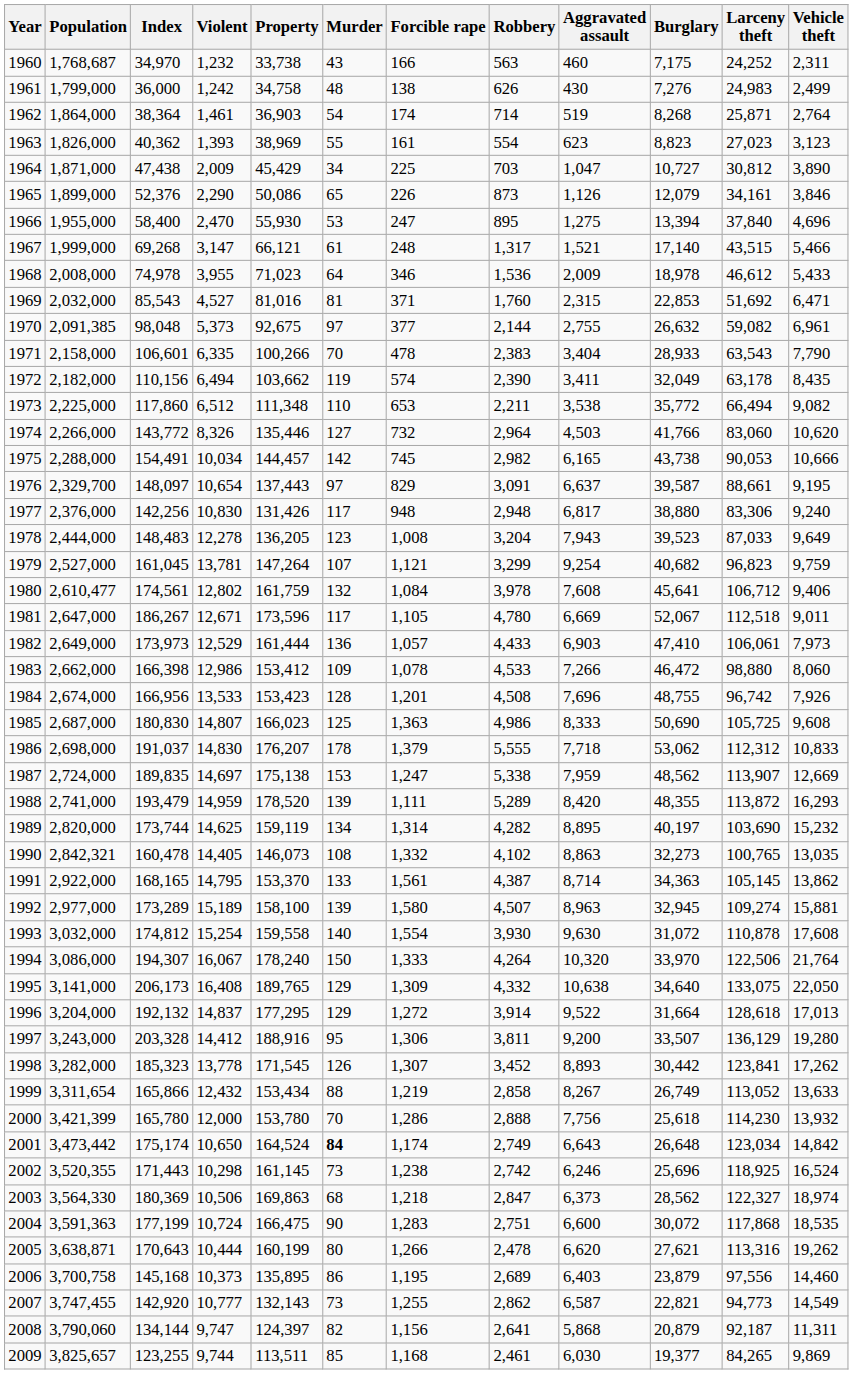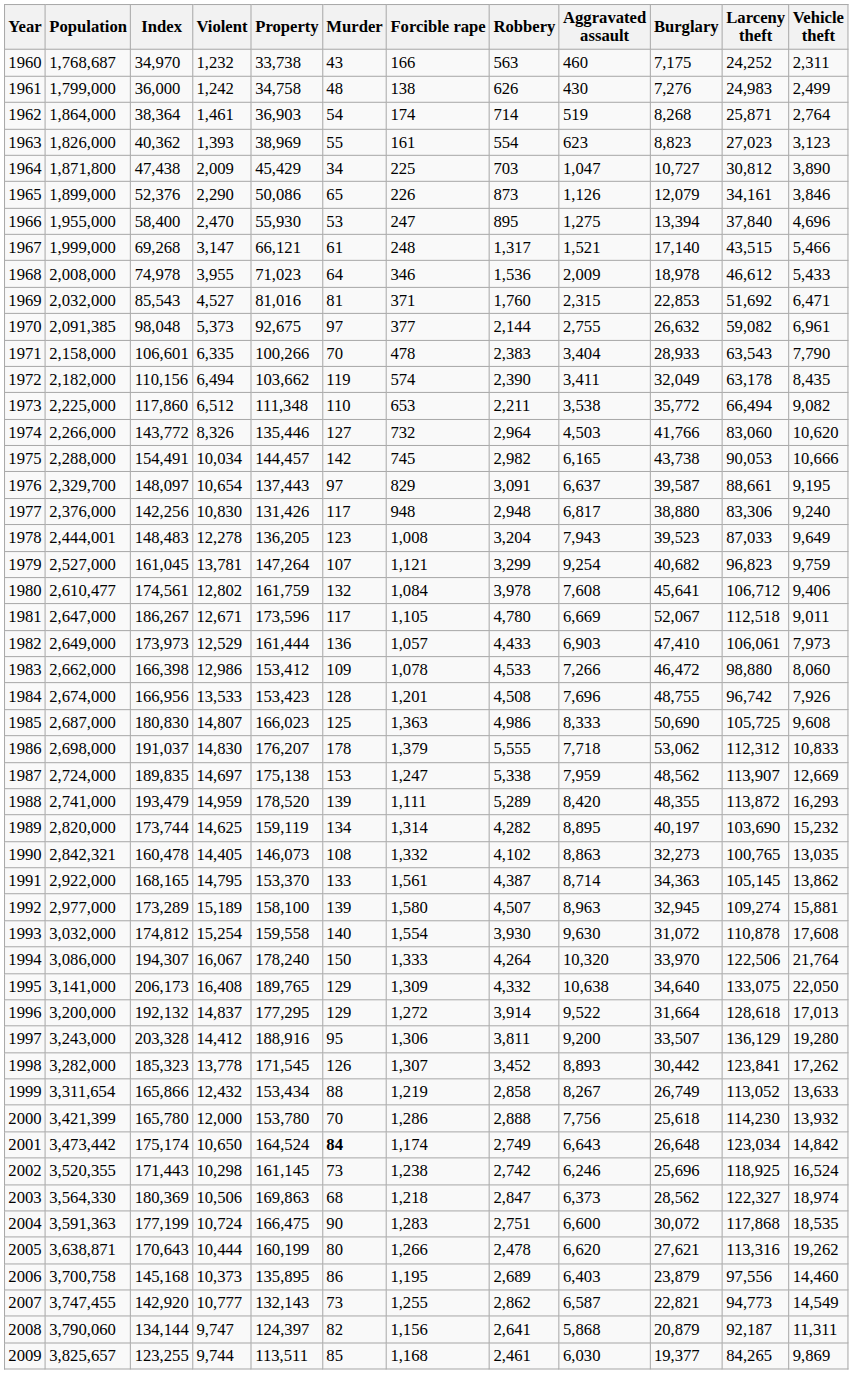(83, 168) 1,871,000 -> (83, 168) 1,871,800
(83, 537) 2,444,000 -> (83, 537) 2,444,001
(83, 1012) 3,204,000 -> (83, 1012) 3,200,000
